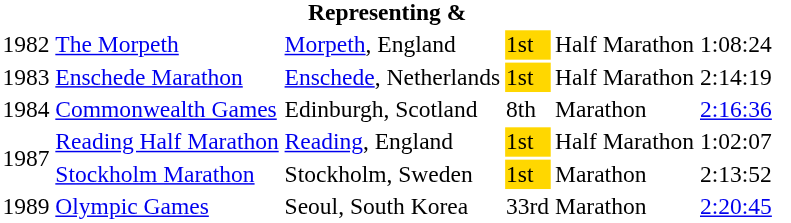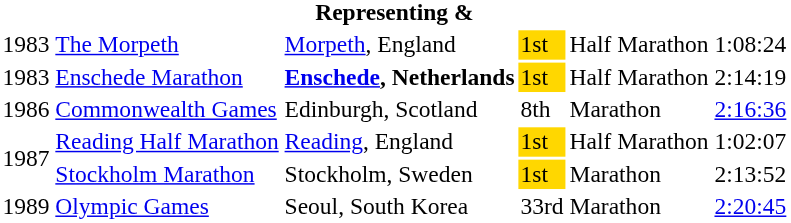(26, 44) 1982 -> (26, 44) 1983
(392, 77) normal -> (400, 77) bold
(26, 109) 1984 -> (26, 109) 1986
